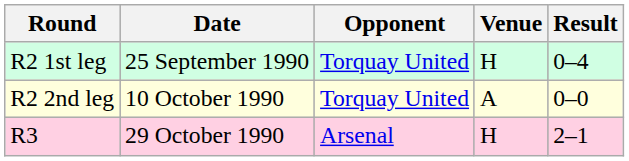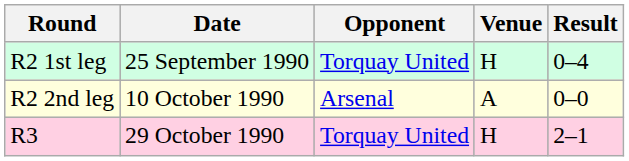(395, 98) Torquay United -> (357, 98) Arsenal
(357, 135) Arsenal -> (395, 135) Torquay United
